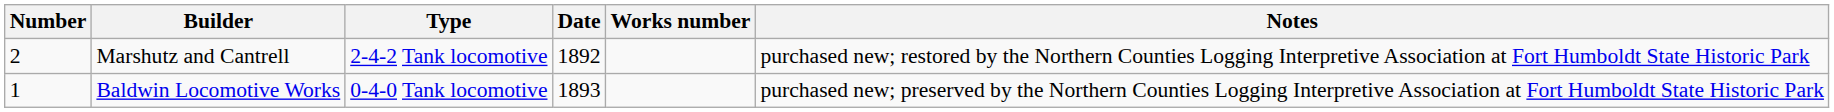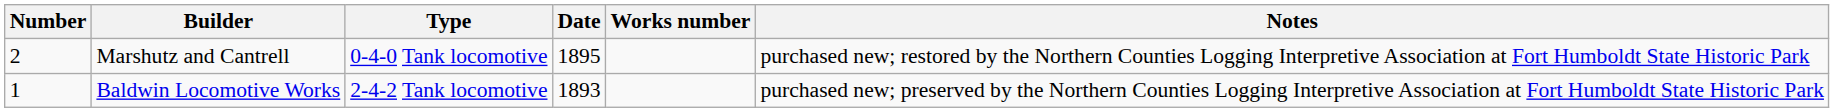(449, 55) 2-4-2 Tank locomotive -> (449, 55) 0-4-0 Tank locomotive
(579, 55) 1892 -> (579, 55) 1895
(449, 90) 0-4-0 Tank locomotive -> (449, 90) 2-4-2 Tank locomotive
